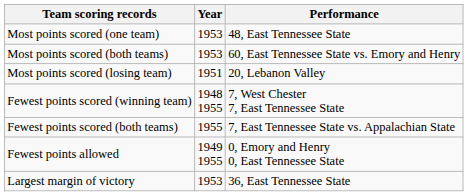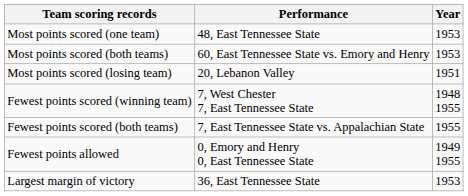columns swapped: (344, 14) <-> (210, 14)
